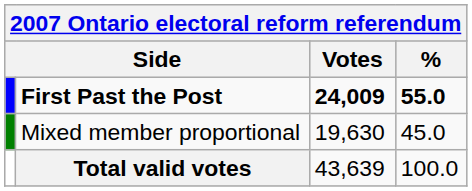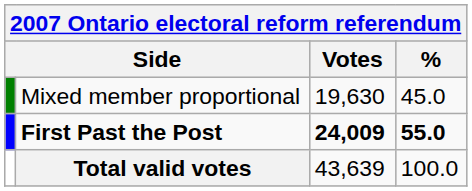rows swapped: (122, 96) <-> (160, 132)
